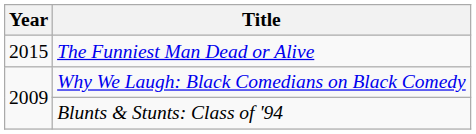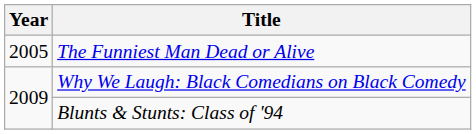(29, 50) 2015 -> (29, 50) 2005
